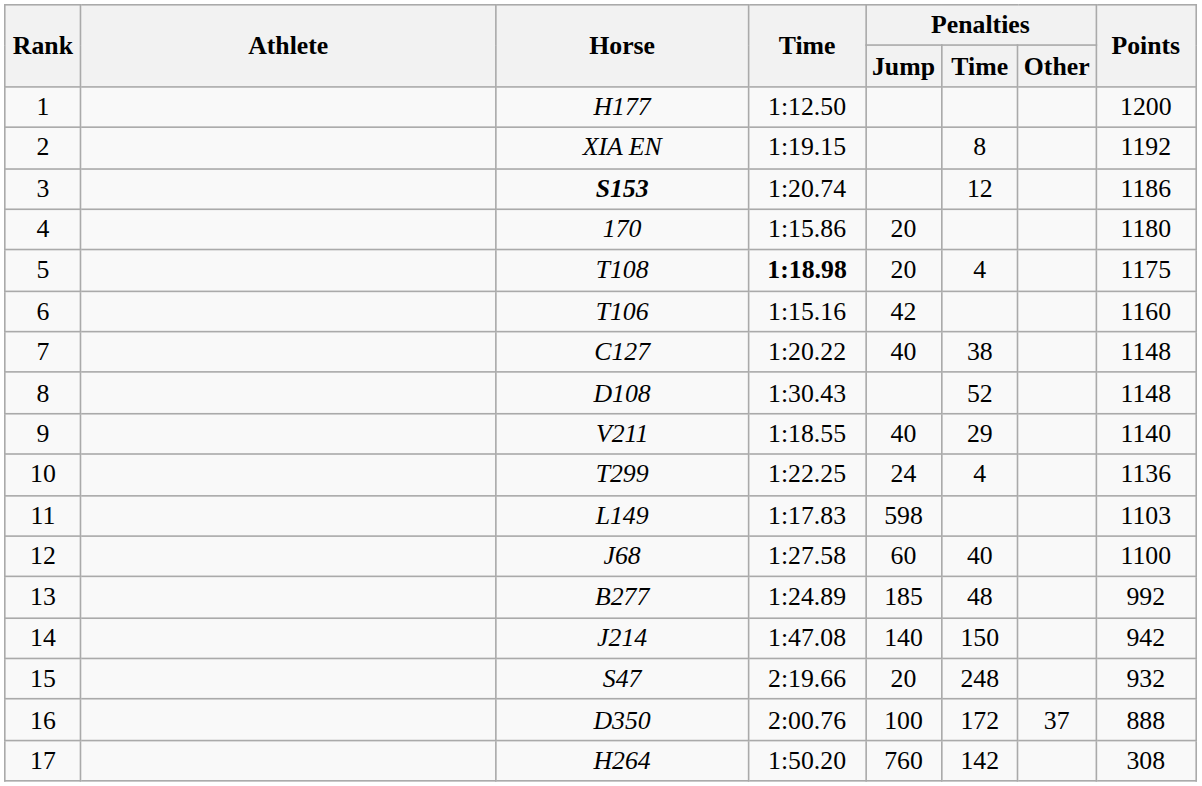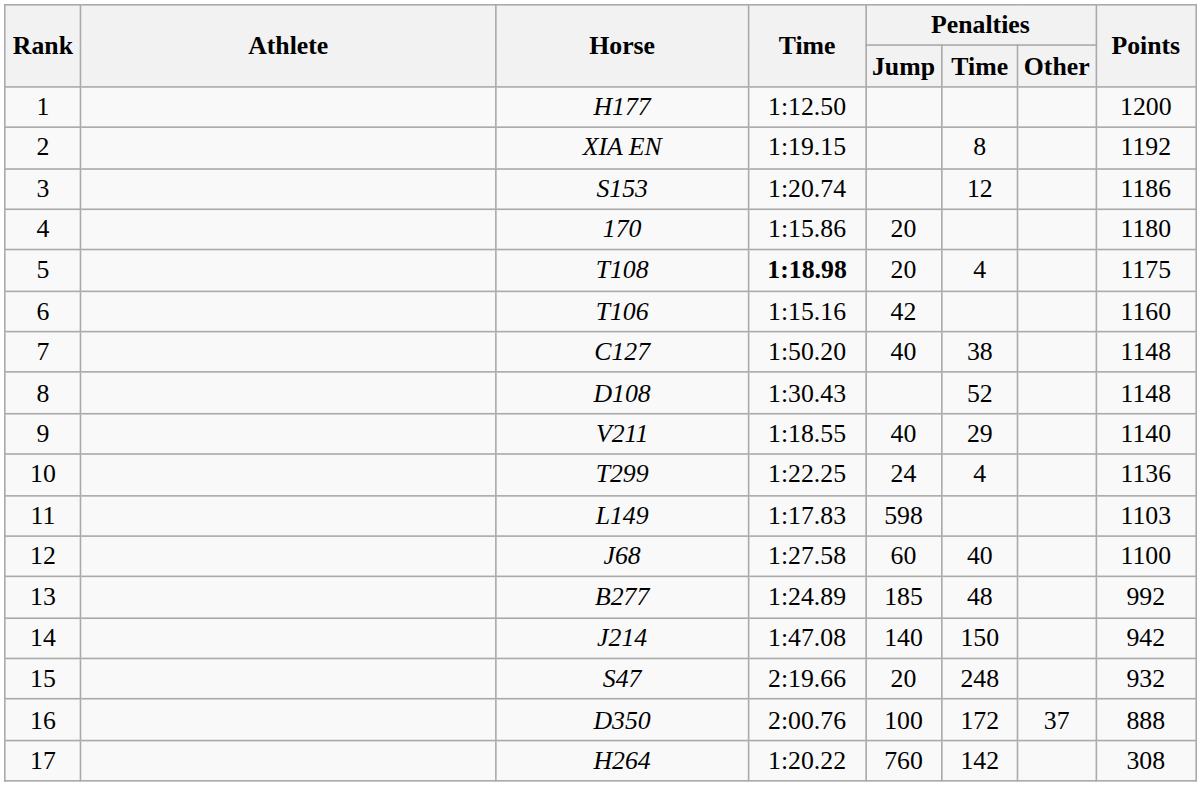(622, 188) bold -> (622, 188) normal
(807, 351) 1:20.22 -> (807, 351) 1:50.20
(807, 760) 1:50.20 -> (807, 760) 1:20.22
